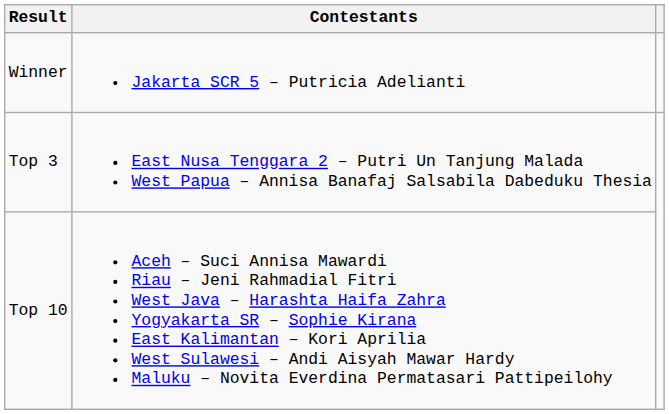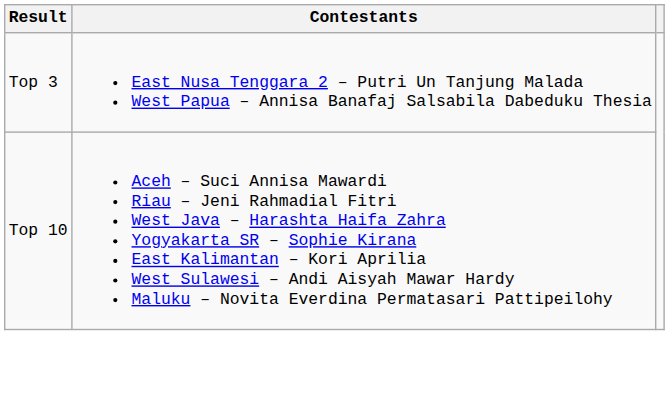- row: (38, 72)
